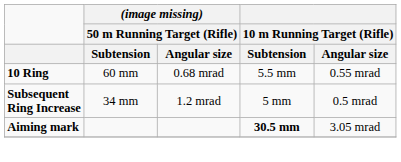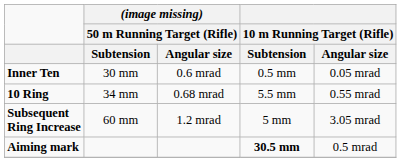+ row: (33, 73)
(121, 73) 60 mm -> (121, 93) 34 mm
(121, 100) 34 mm -> (121, 120) 60 mm
(355, 100) 0.5 mrad -> (355, 120) 3.05 mrad
(355, 127) 3.05 mrad -> (355, 147) 0.5 mrad
